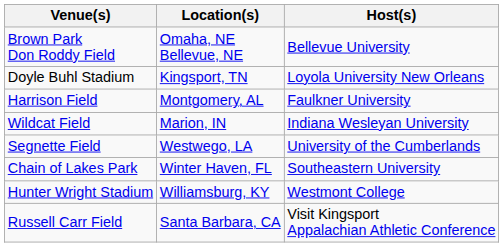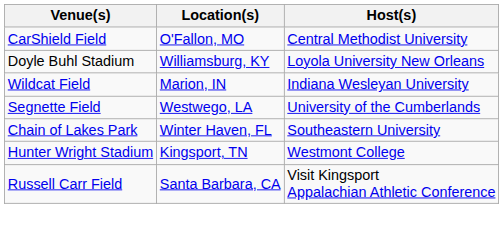- row: (61, 46)
+ row: (57, 38)
(204, 77) Kingsport, TN -> (215, 61) Williamsburg, KY
- row: (53, 100)
(215, 191) Williamsburg, KY -> (204, 152) Kingsport, TN
